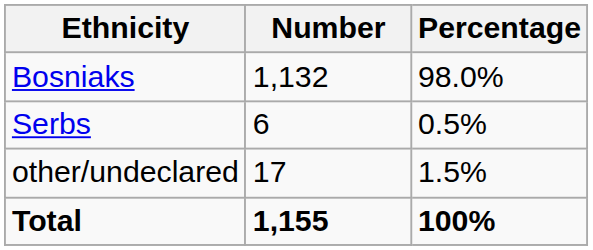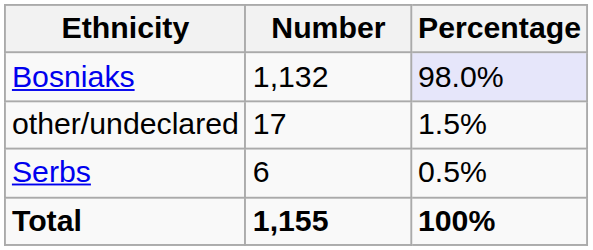(461, 76) no background -> (461, 76) lavender background
rows swapped: (51, 124) <-> (125, 172)
